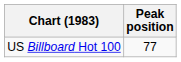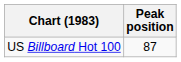(150, 47) 77 -> (150, 47) 87
